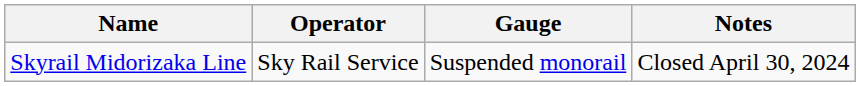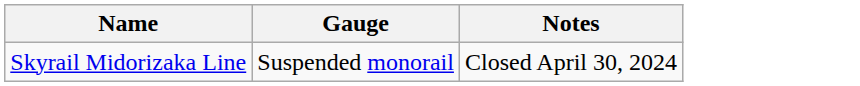- column: (338, 23)
